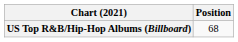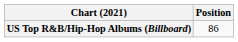(213, 28) 68 -> (213, 28) 86
